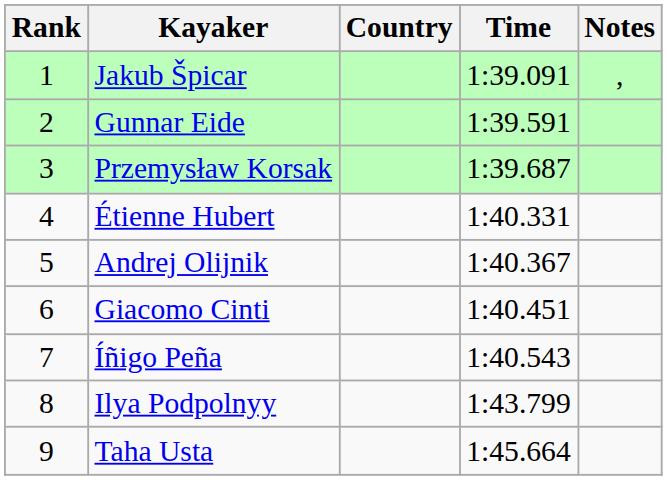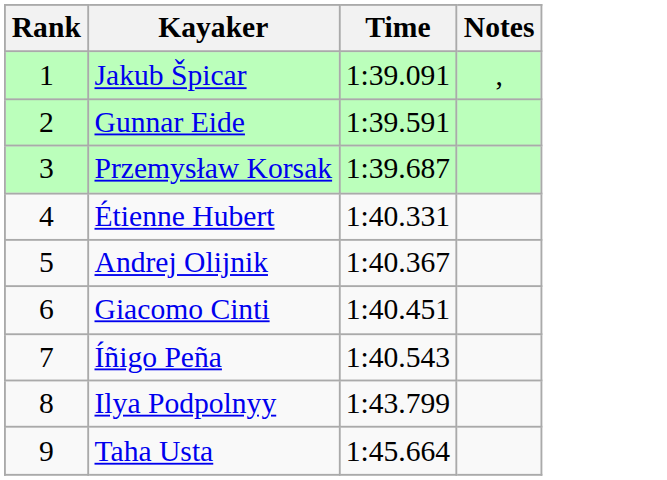- column: (399, 27)
